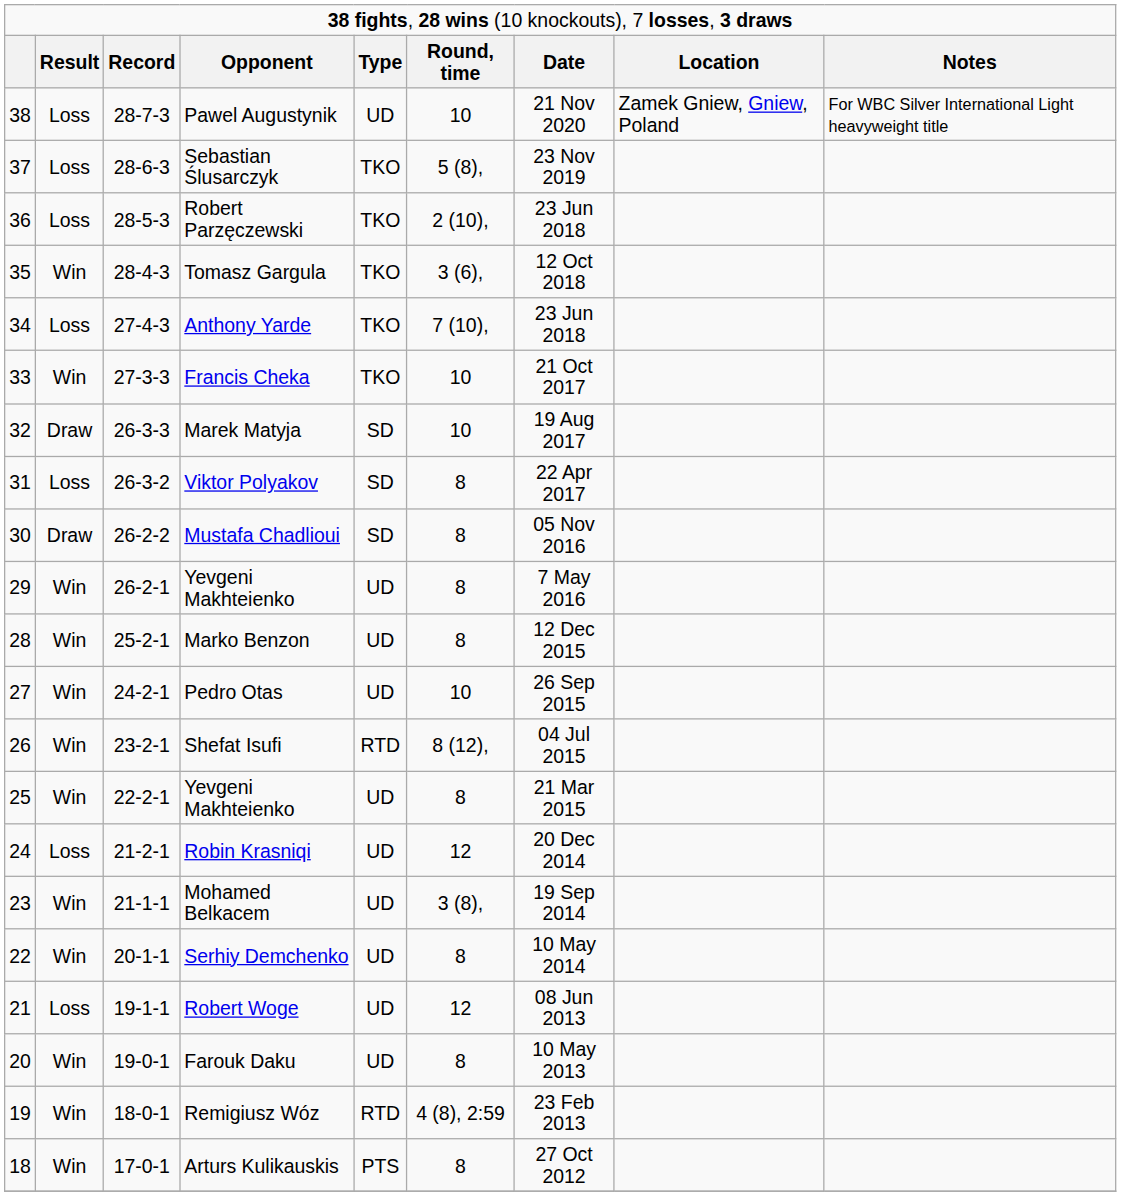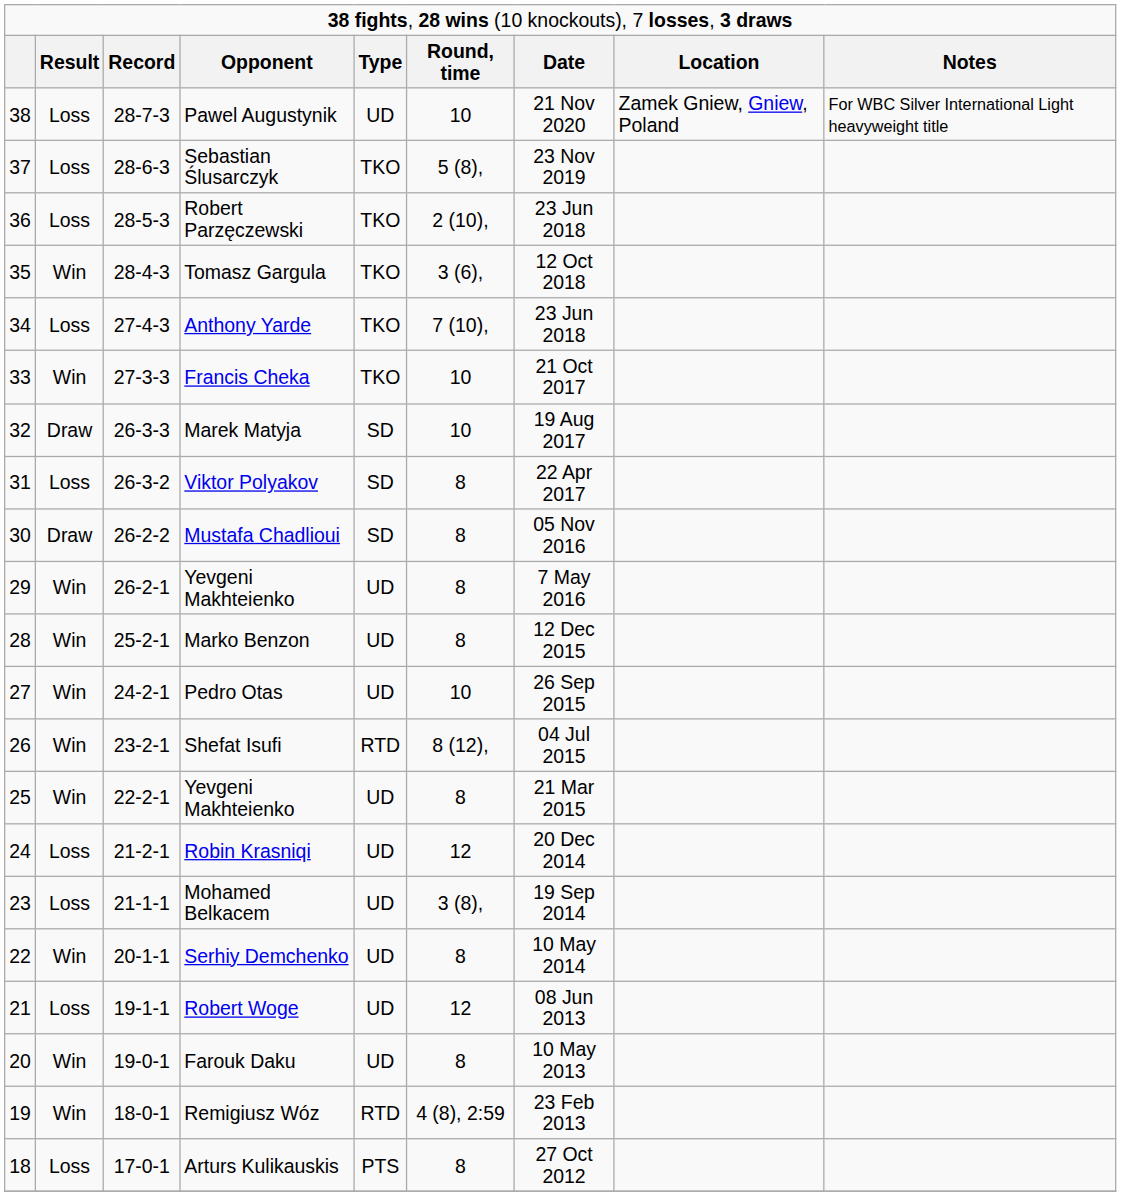(70, 903) Win -> (70, 903) Loss
(70, 1166) Win -> (70, 1166) Loss
